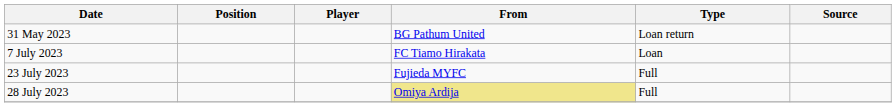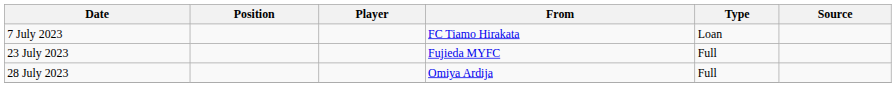- row: (39, 34)
(426, 92) khaki background -> (461, 73) no background
